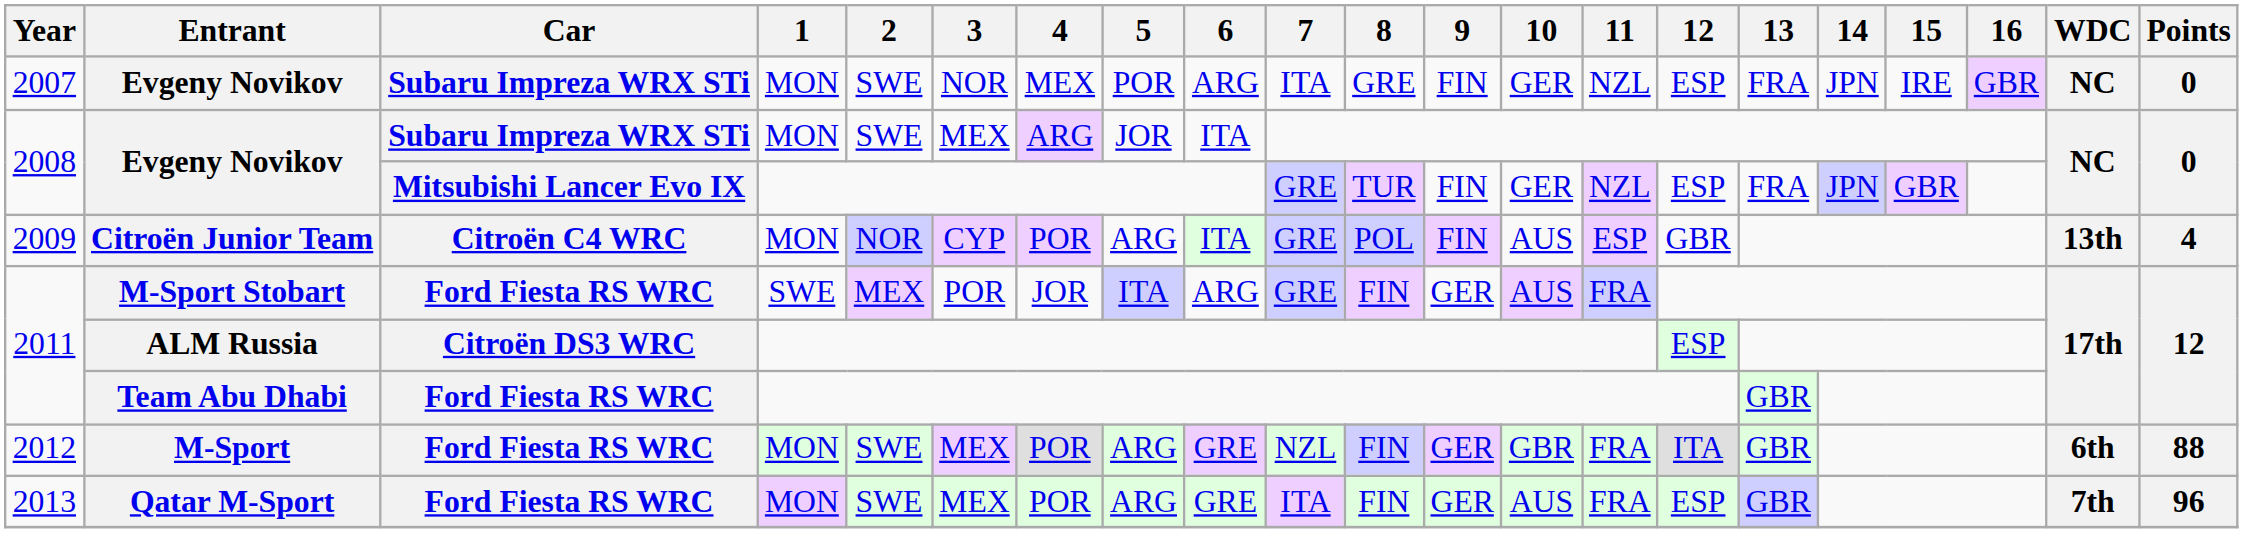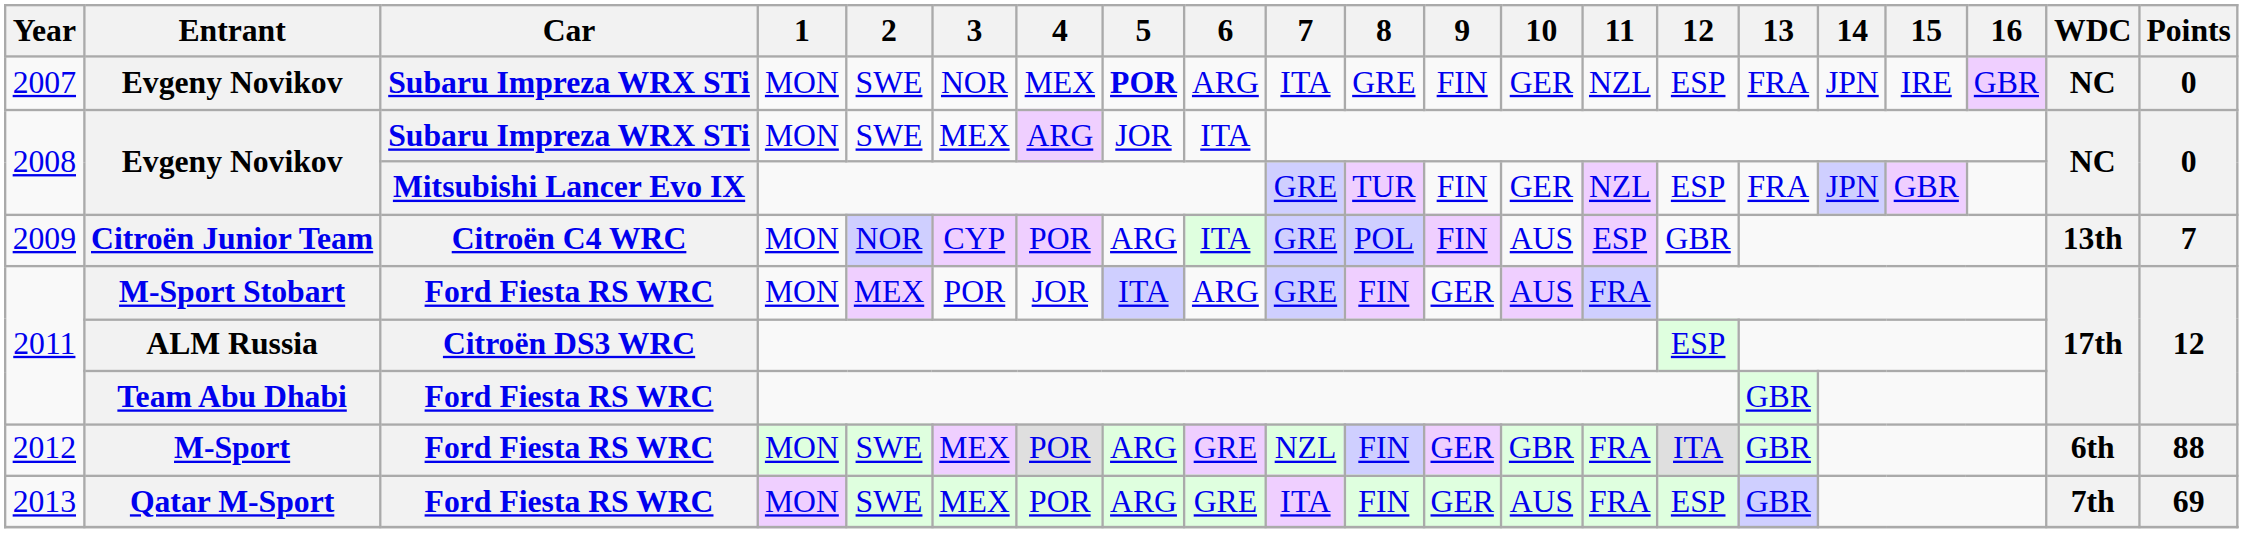(1143, 82) normal -> (1143, 82) bold
(2189, 239) 4 -> (2189, 239) 7
(802, 291) SWE -> (802, 291) MON
(2189, 500) 96 -> (2189, 500) 69
